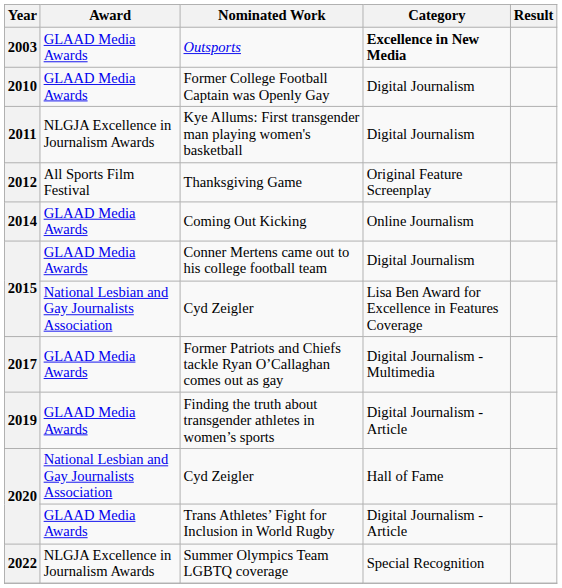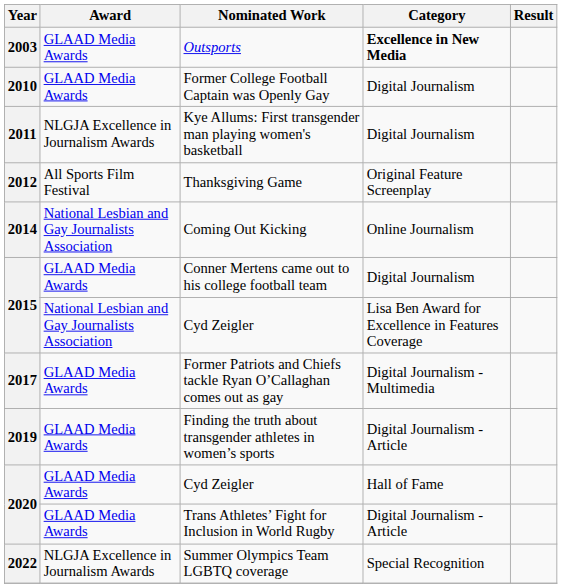(90, 221) GLAAD Media Awards -> (106, 229) National Lesbian and Gay Journalists Association
(106, 476) National Lesbian and Gay Journalists Association -> (90, 484) GLAAD Media Awards
